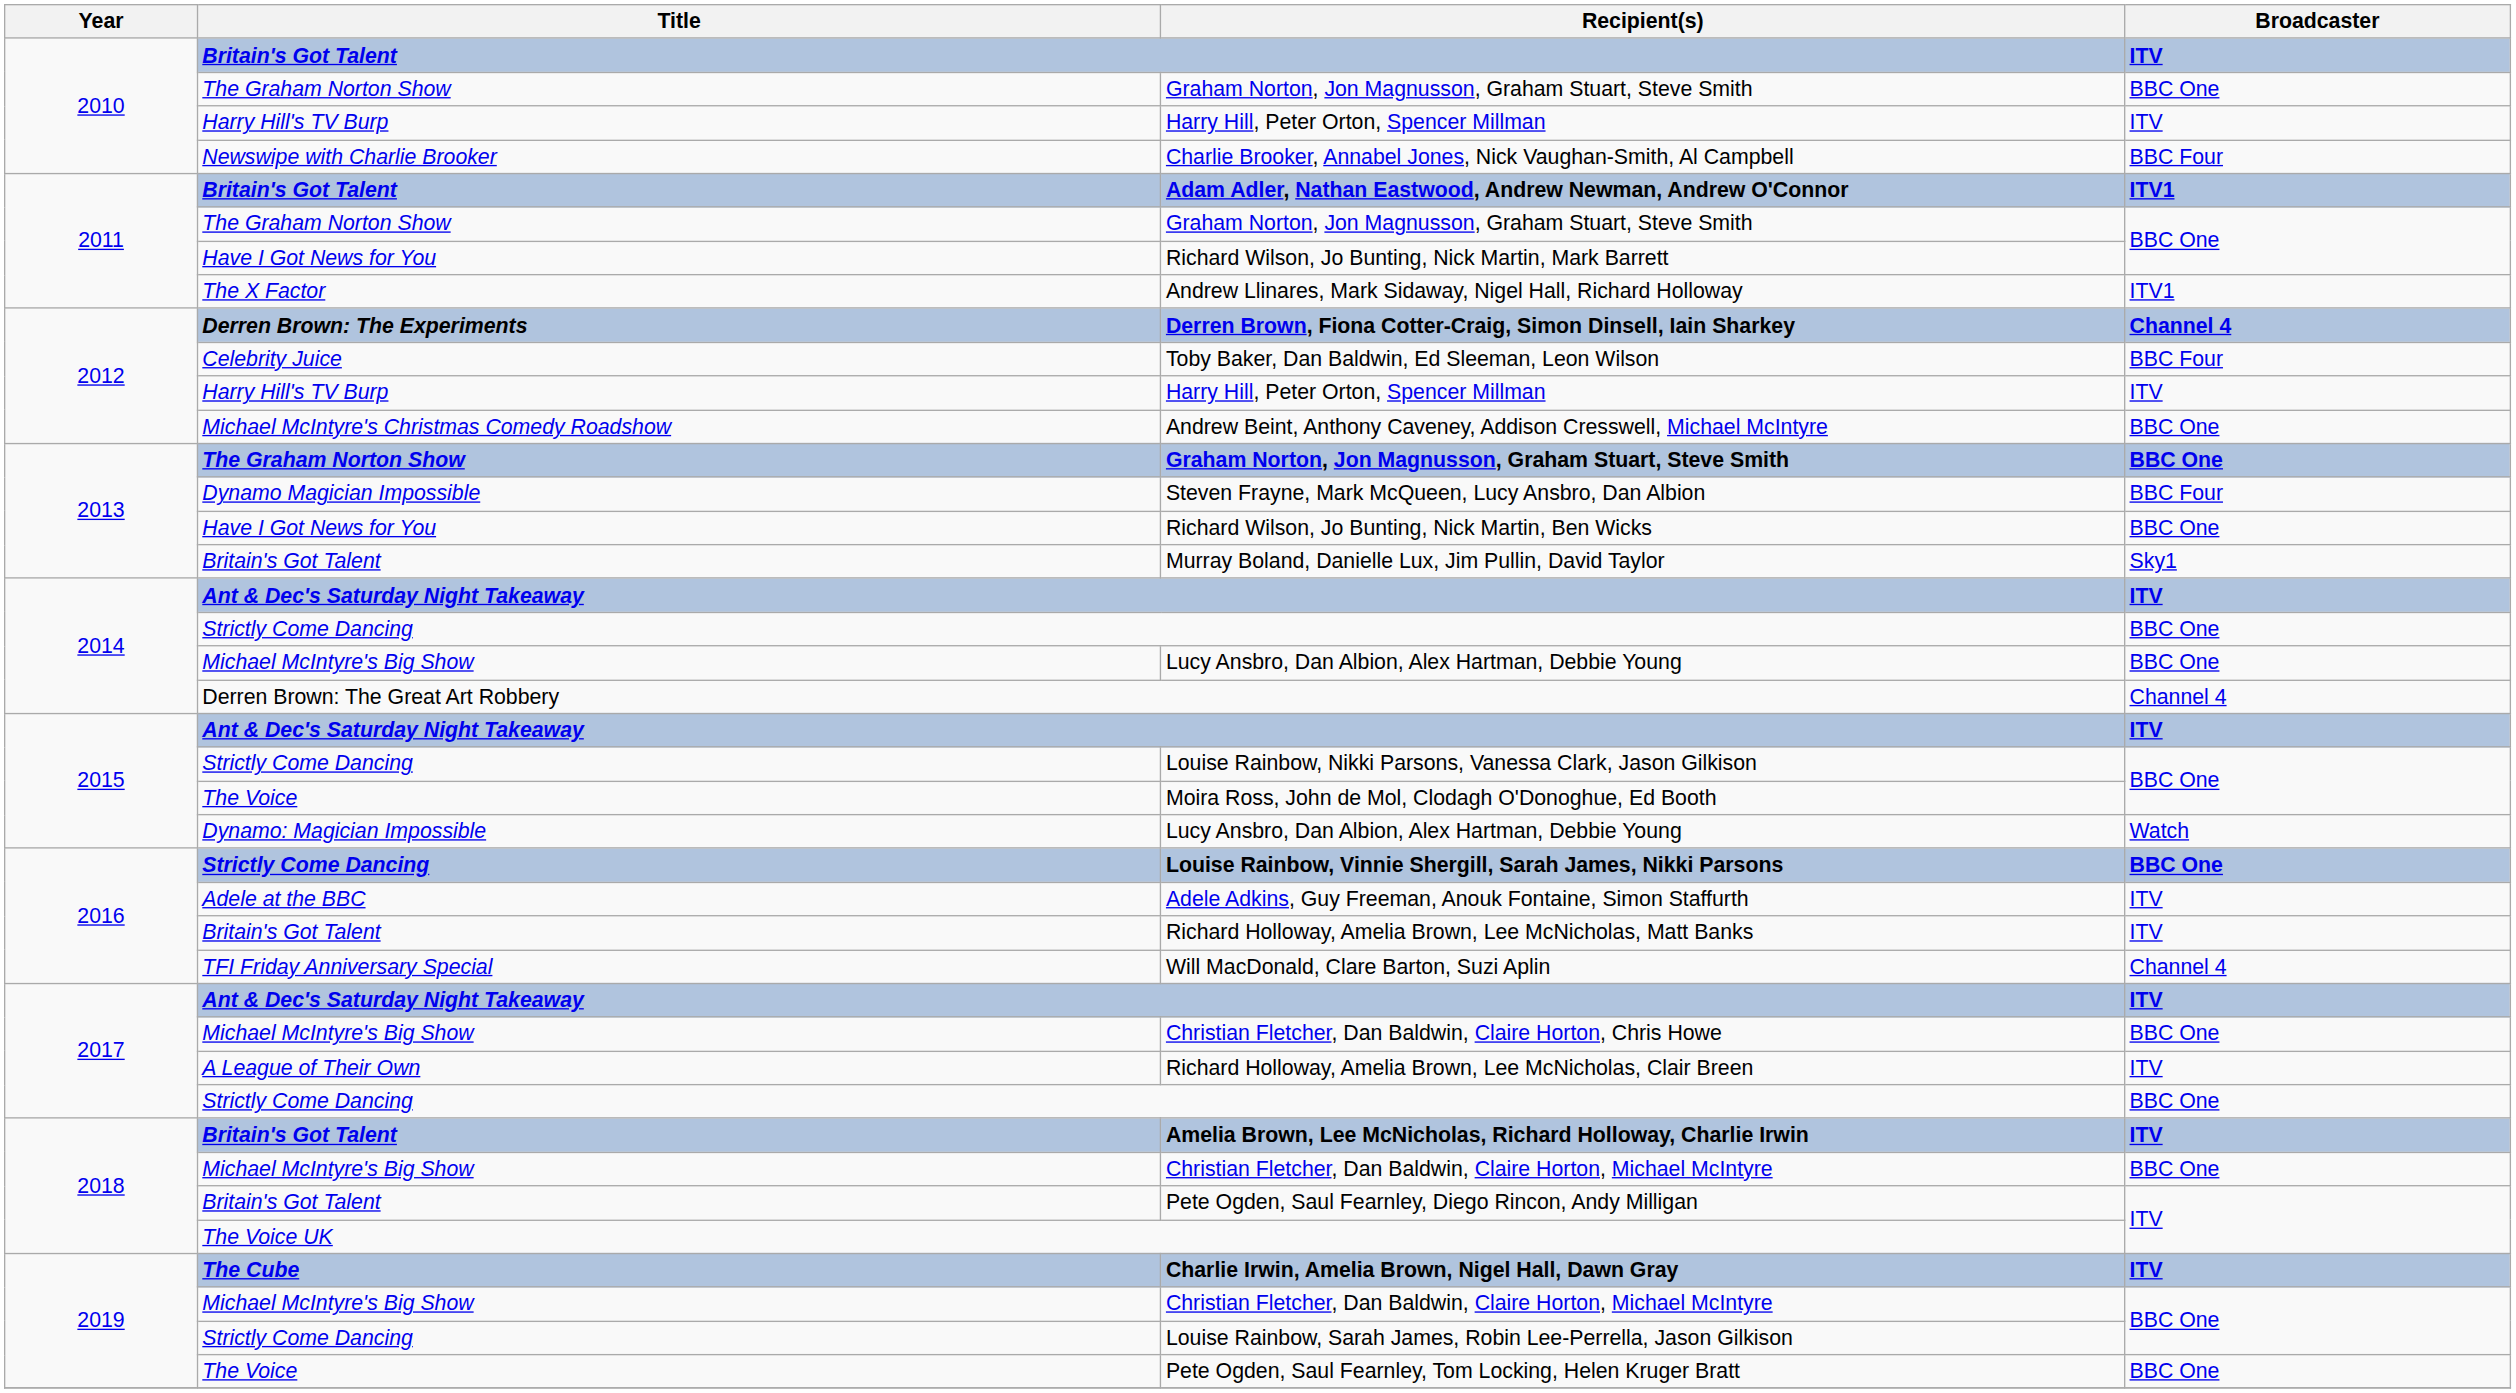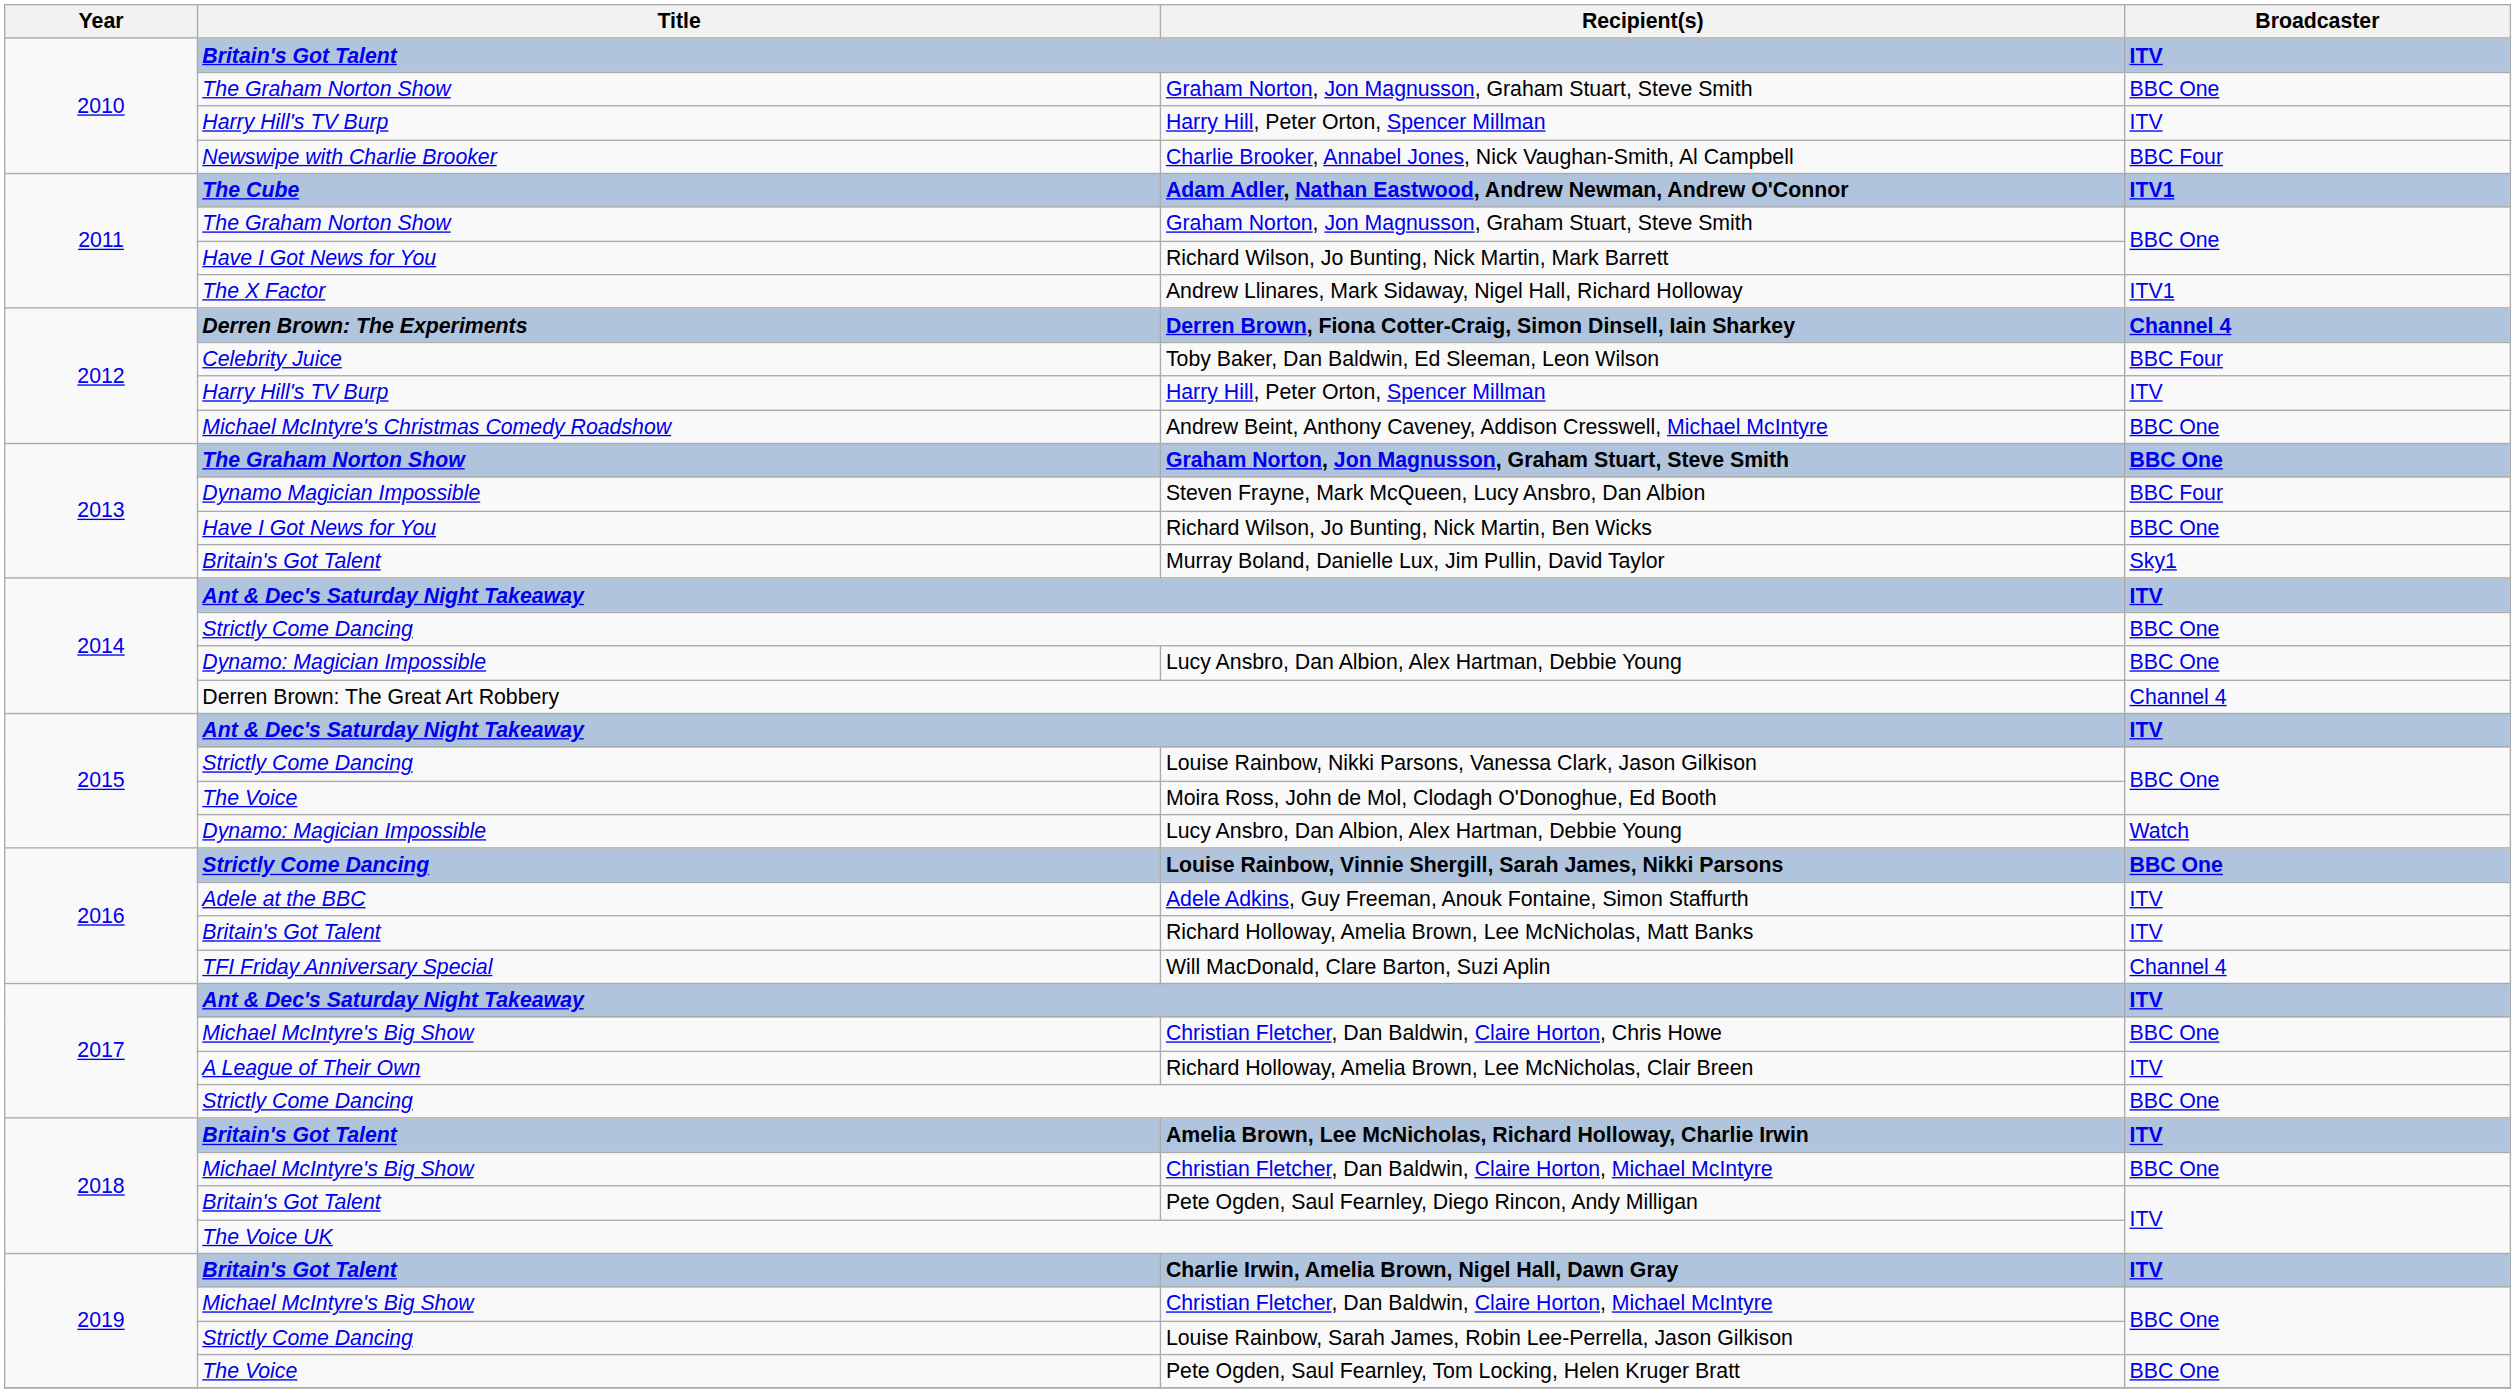(300, 190) Britain's Got Talent -> (251, 190) The Cube
(338, 662) Michael McIntyre's Big Show -> (344, 662) Dynamo: Magician Impossible
(251, 1270) The Cube -> (300, 1270) Britain's Got Talent
